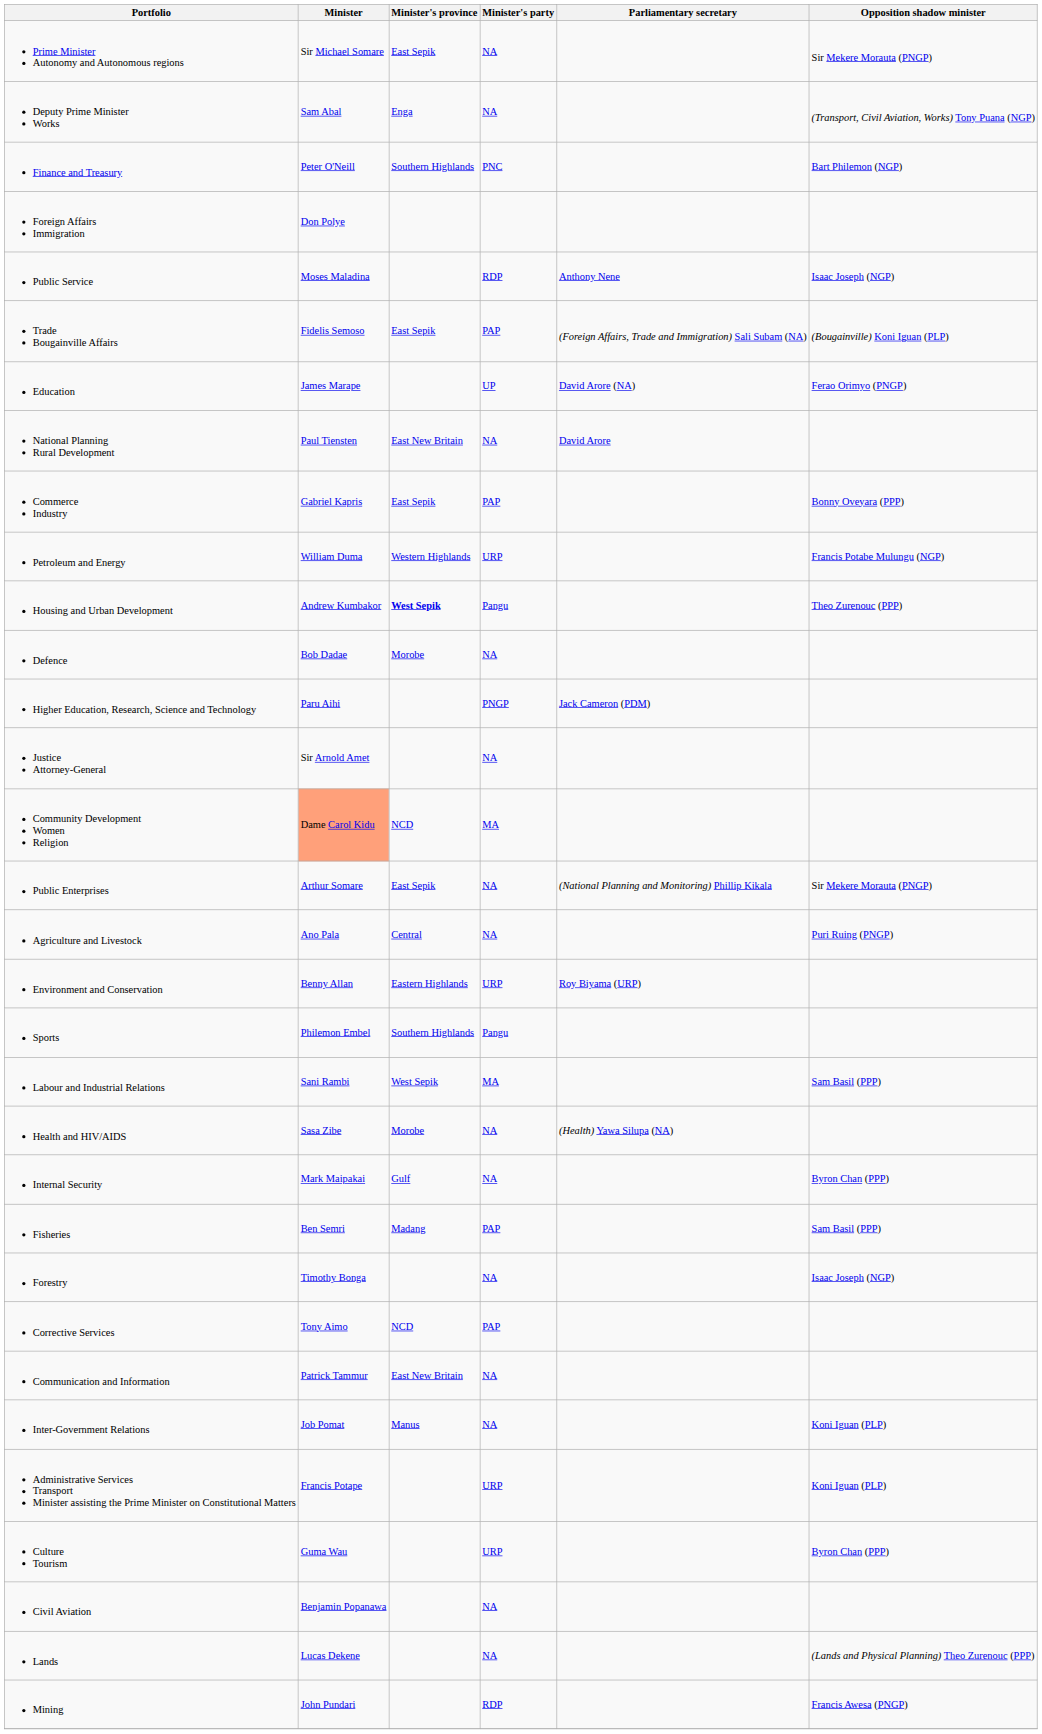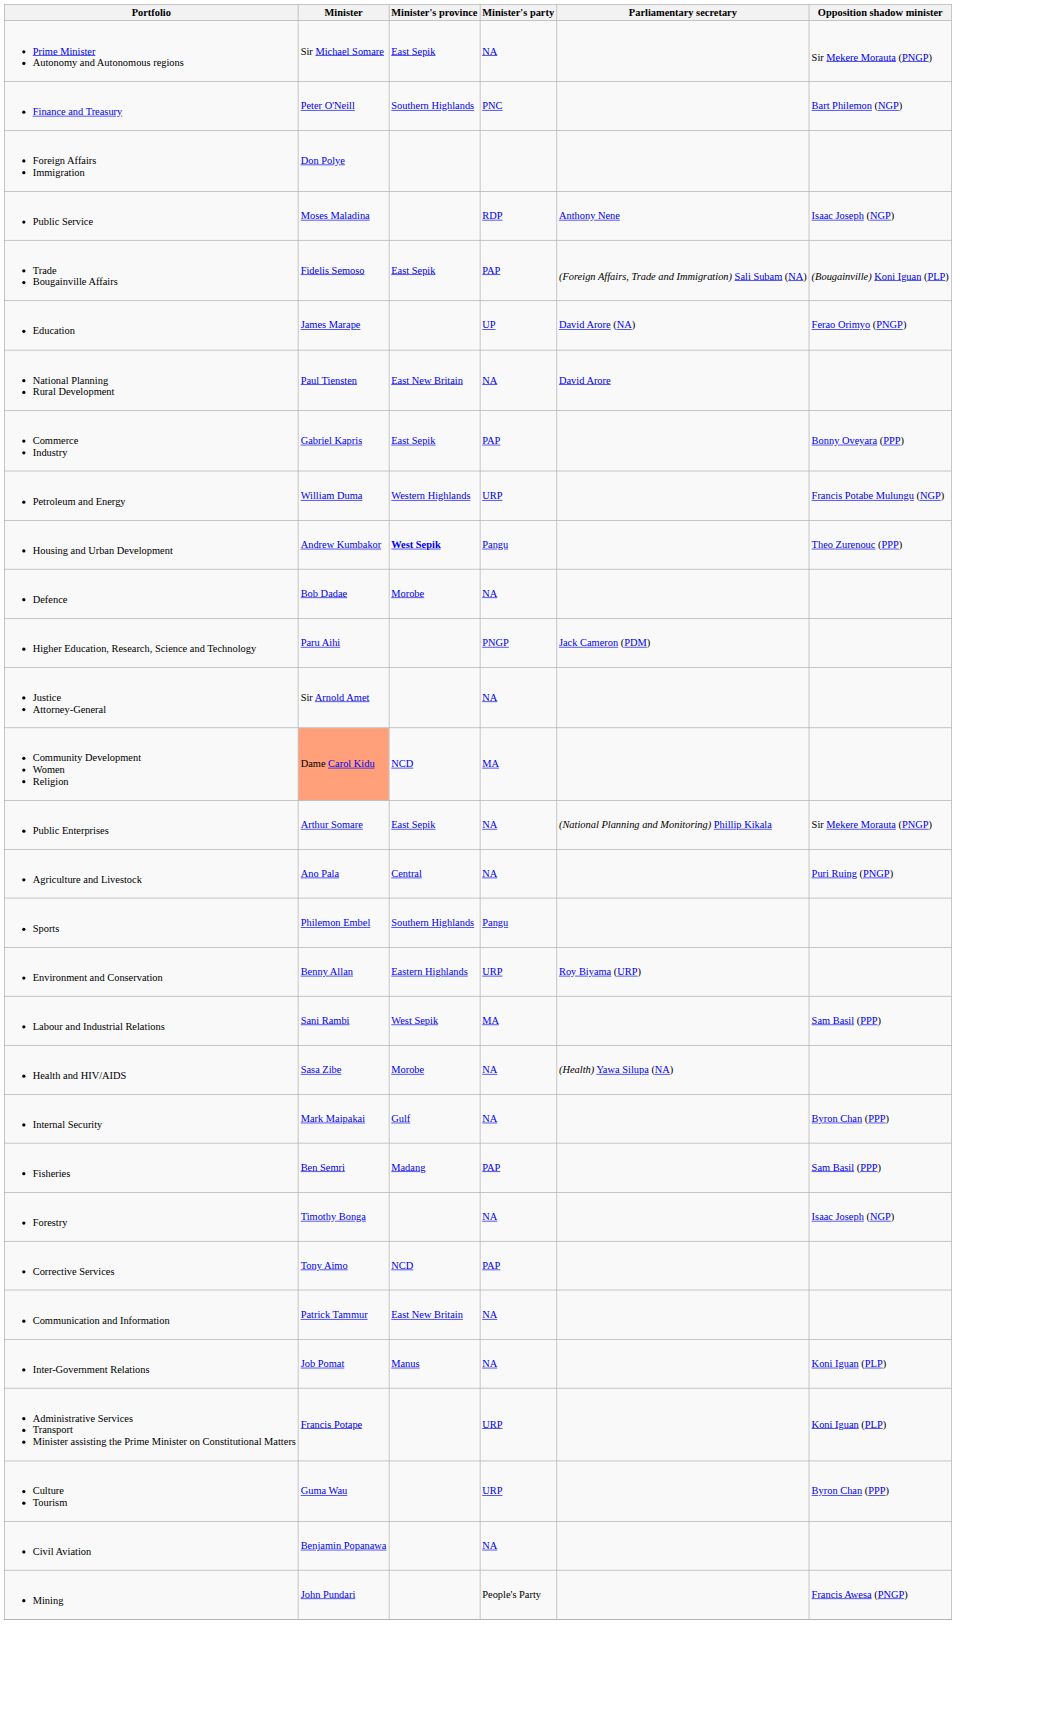- row: (151, 118)
rows swapped: (151, 989) <-> (151, 1038)
- row: (151, 1661)
(492, 1704) RDP -> (512, 1595) People's Party
